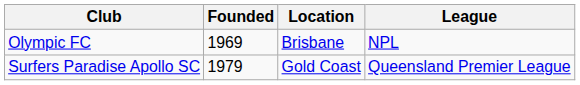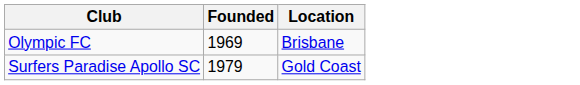- column: (469, 17)
